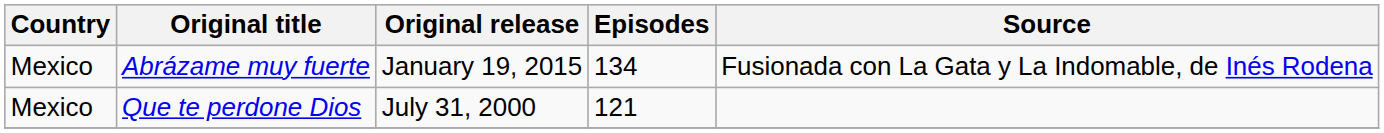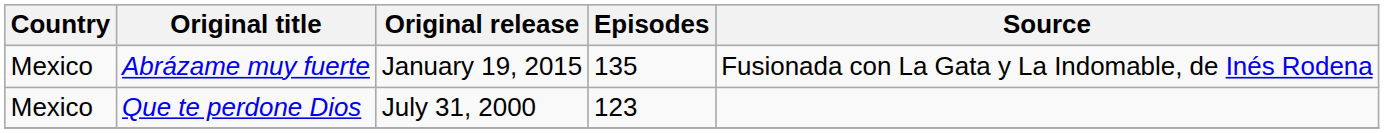(616, 66) 134 -> (616, 66) 135
(616, 107) 121 -> (616, 107) 123
